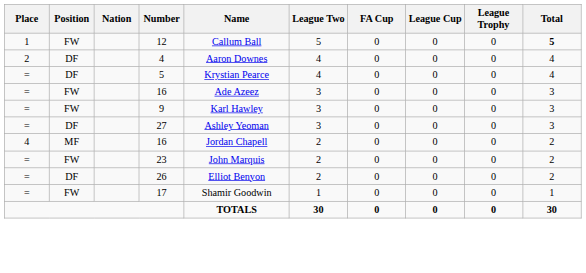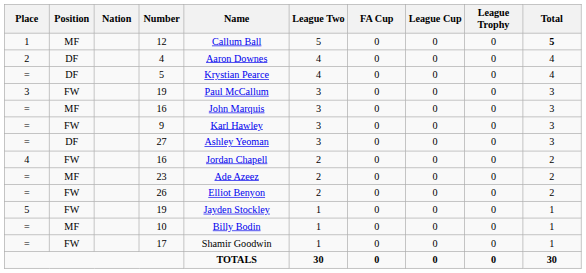(72, 41) FW -> (72, 41) MF
+ row: (27, 92)
(72, 92) FW -> (72, 109) MF
(237, 92) Ade Azeez -> (237, 109) John Marquis
(72, 142) MF -> (72, 159) FW
(72, 159) FW -> (72, 176) MF
(237, 159) John Marquis -> (237, 176) Ade Azeez
(72, 176) DF -> (72, 193) FW
+ row: (27, 209)
+ row: (27, 226)
